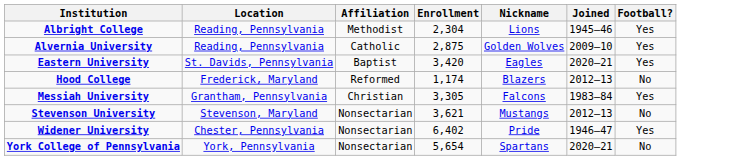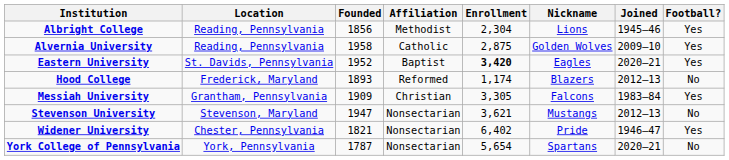+ column: (360, 13)
(448, 63) normal -> (496, 63) bold
